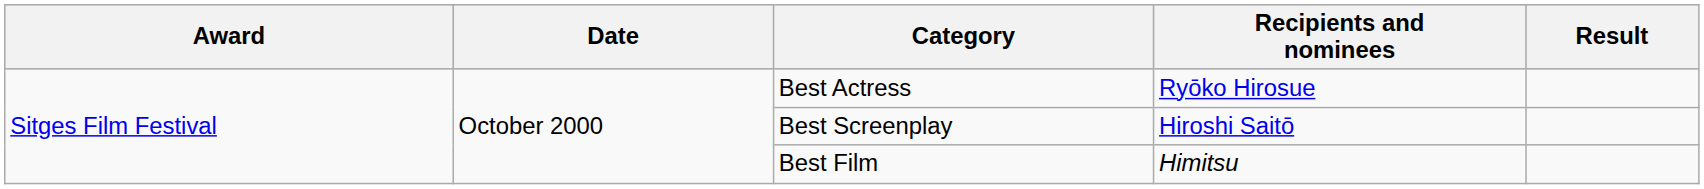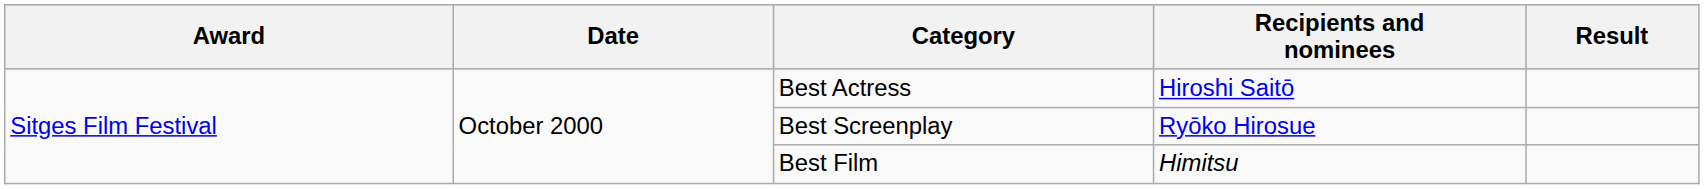(1237, 88) Ryōko Hirosue -> (1227, 88) Hiroshi Saitō
(1227, 125) Hiroshi Saitō -> (1237, 125) Ryōko Hirosue
